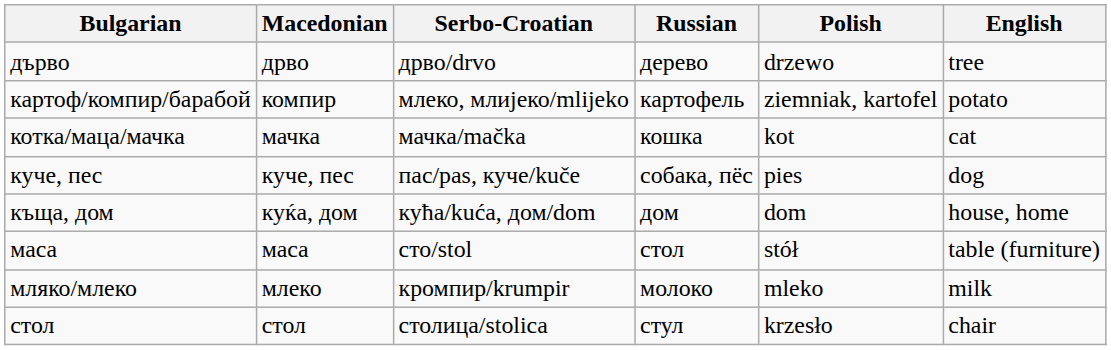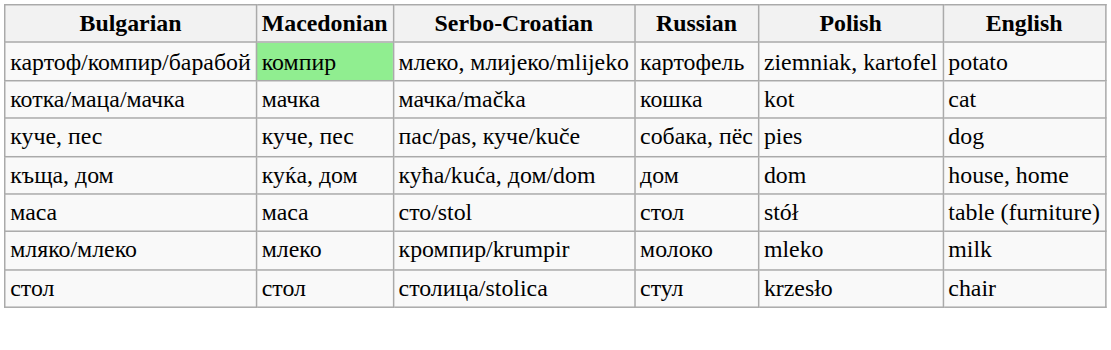- row: (40, 61)
(299, 99) no background -> (299, 61) lightgreen background
